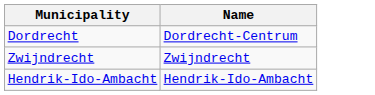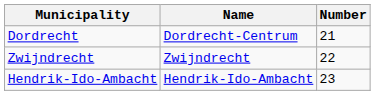+ column: (343, 15)
